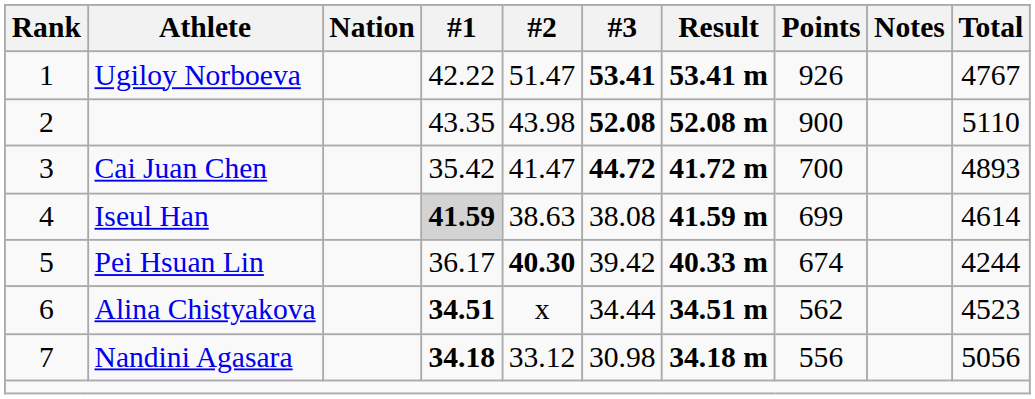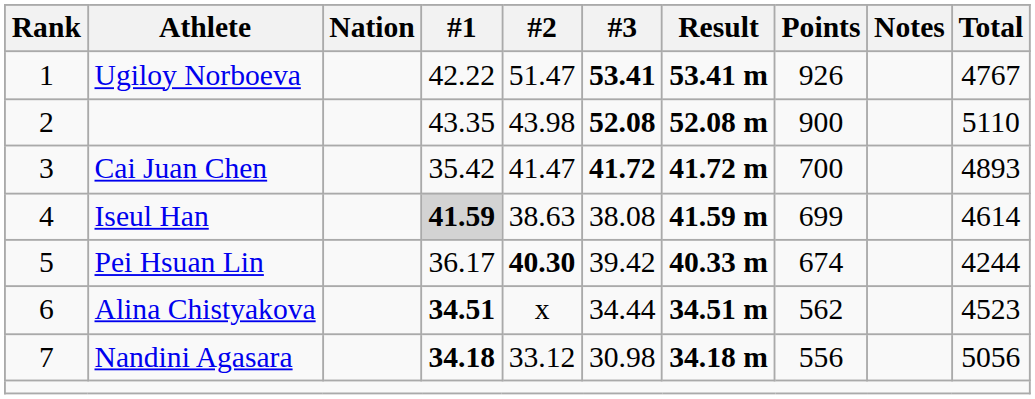(622, 168) 44.72 -> (622, 168) 41.72
